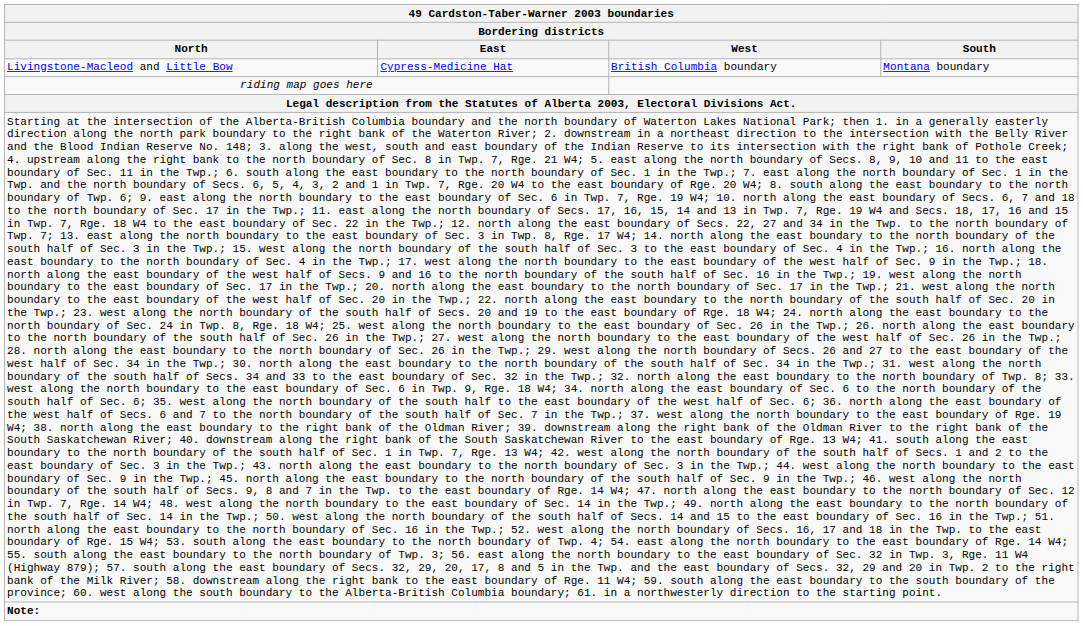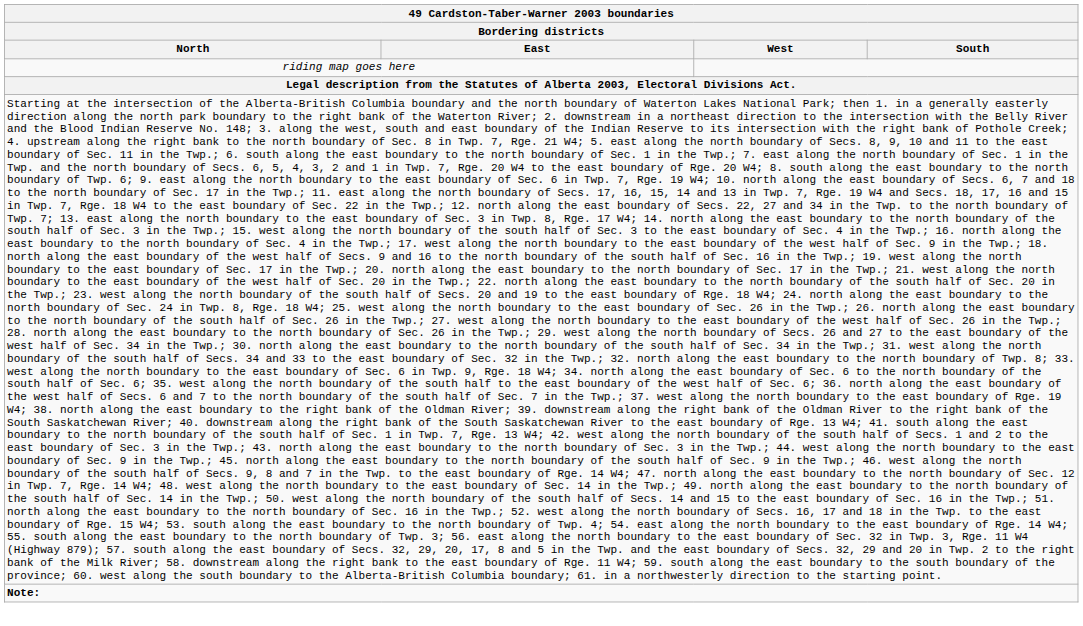- row: (120, 67)
